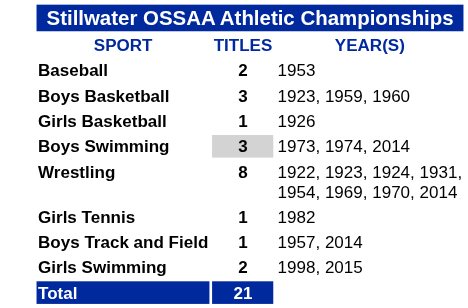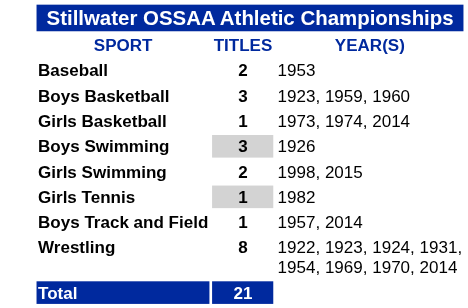(297, 121) 1926 -> (344, 121) 1973, 1974, 2014
(344, 146) 1973, 1974, 2014 -> (297, 146) 1926
rows swapped: (102, 267) <-> (77, 172)
(243, 217) no background -> (243, 197) lightgrey background
